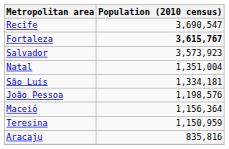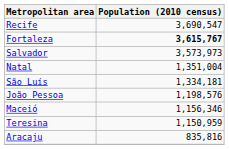(199, 53) 3,573,923 -> (199, 53) 3,573,973
(199, 109) 1,156,364 -> (199, 109) 1,156,346
